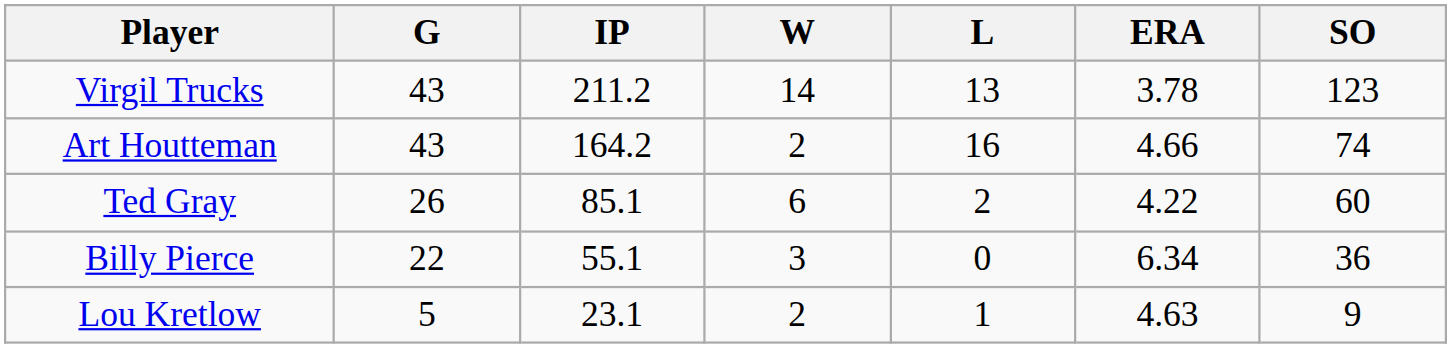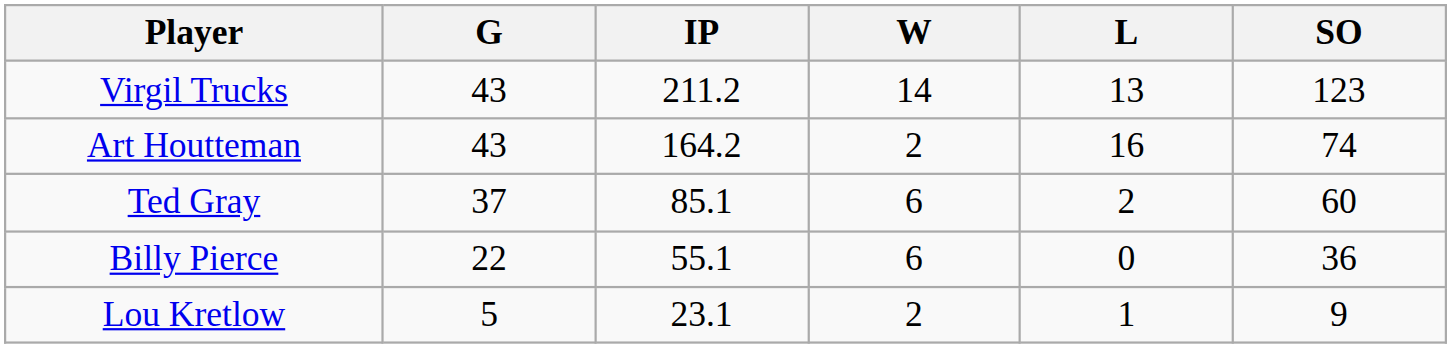- column: (1168, 32)
(427, 201) 26 -> (489, 201) 37
(797, 257) 3 -> (914, 257) 6
